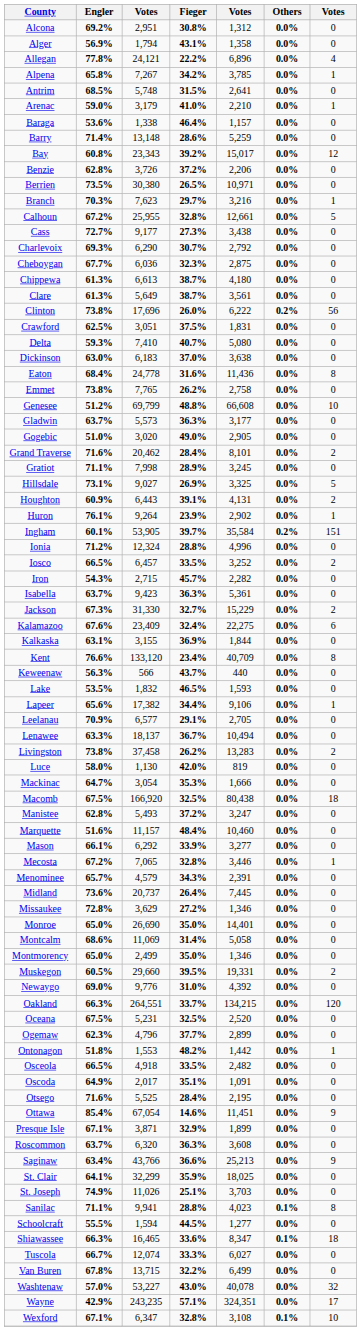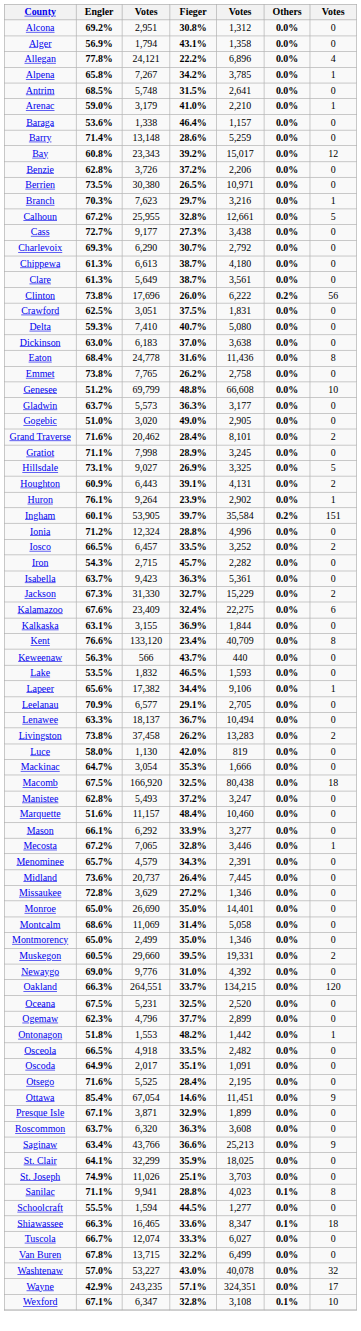- row: (40, 264)
